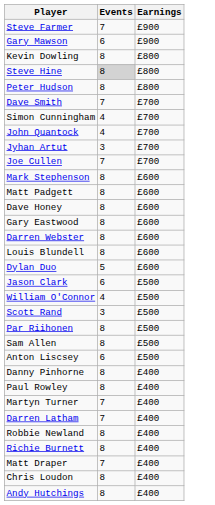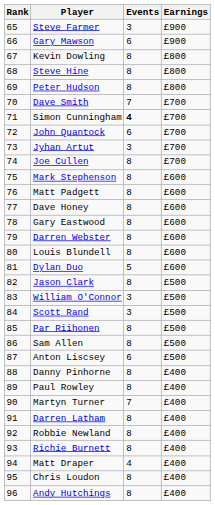+ column: (18, 12)
(105, 27) 7 -> (132, 27) 3
(105, 72) lightgrey background -> (132, 72) no background
(105, 117) normal -> (132, 117) bold
(105, 132) 4 -> (132, 132) 6
(105, 162) 7 -> (132, 162) 8
(105, 283) 6 -> (132, 283) 8
(105, 298) 4 -> (132, 298) 3
(105, 418) 7 -> (132, 418) 8
(105, 463) 7 -> (132, 463) 4
